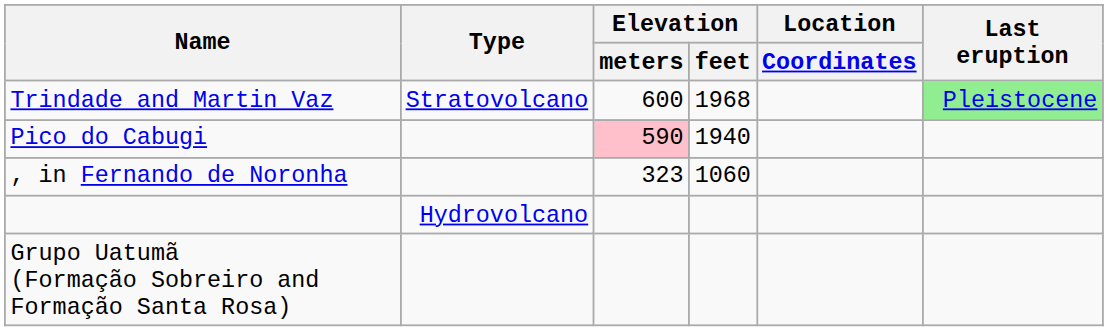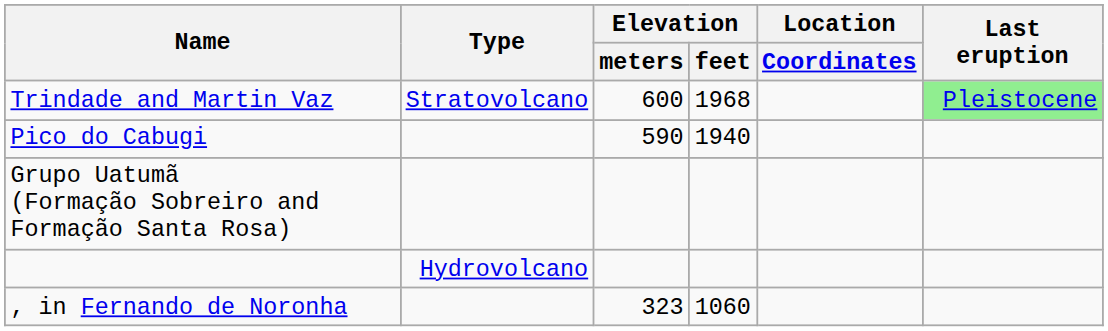(663, 138) pink background -> (663, 138) no background
rows swapped: (179, 177) <-> (165, 280)
